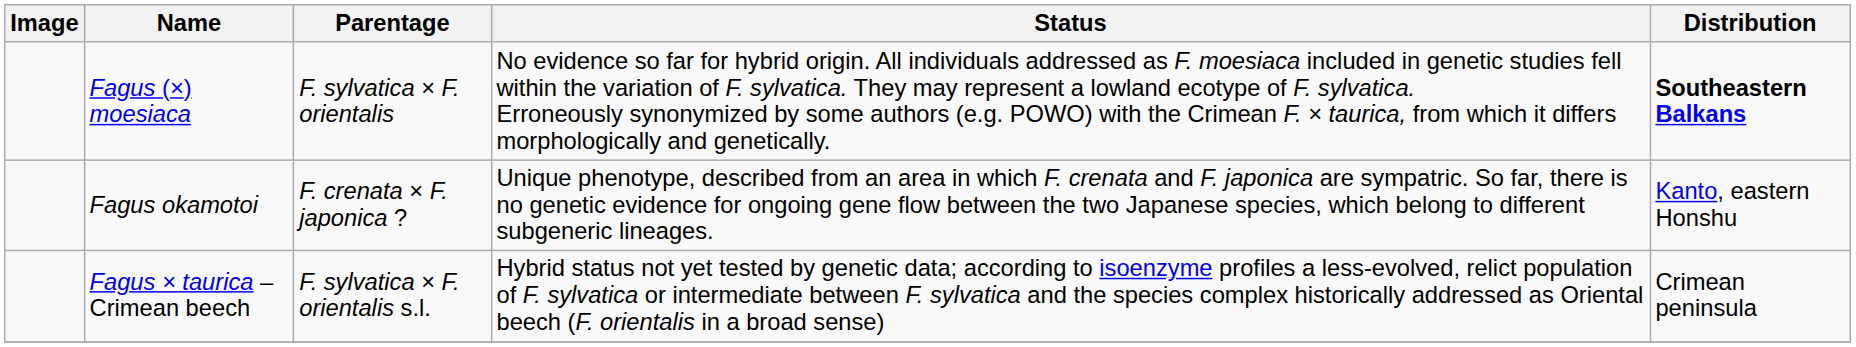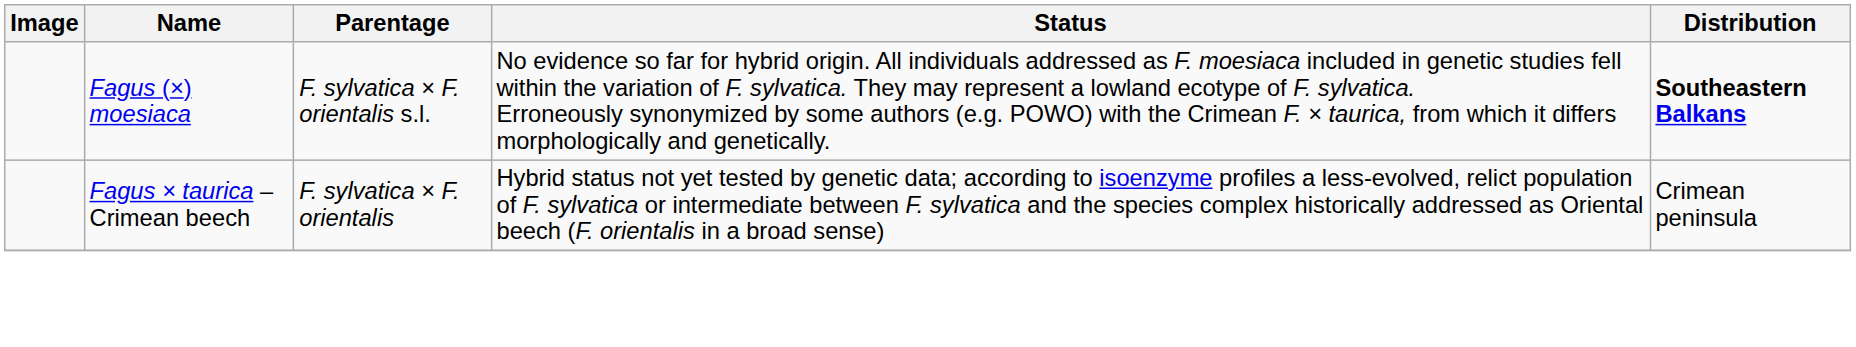(379, 100) F. sylvatica × F. orientalis -> (379, 100) F. sylvatica × F. orientalis s.l.
- row: (174, 204)
(379, 295) F. sylvatica × F. orientalis s.l. -> (379, 204) F. sylvatica × F. orientalis
